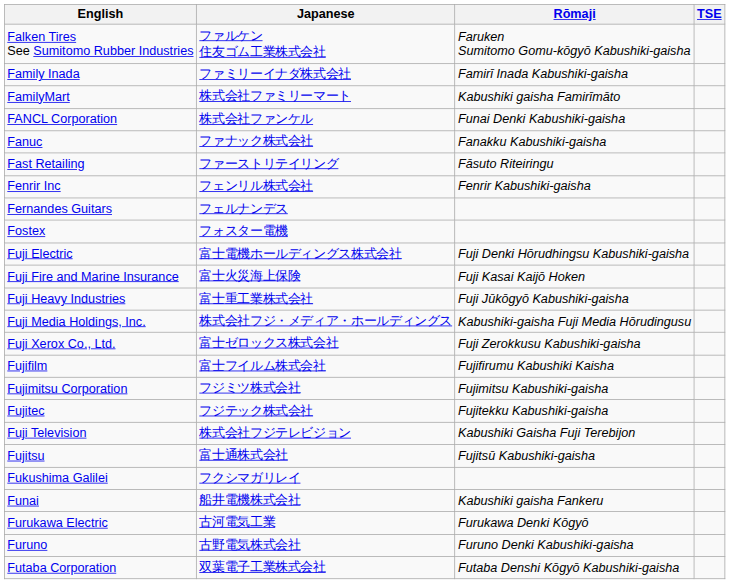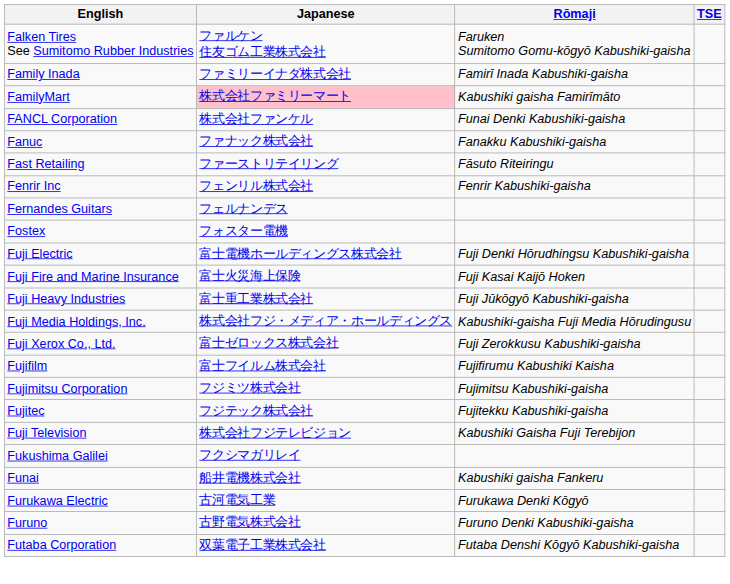(275, 96) no background -> (275, 96) pink background
- row: (26, 455)
